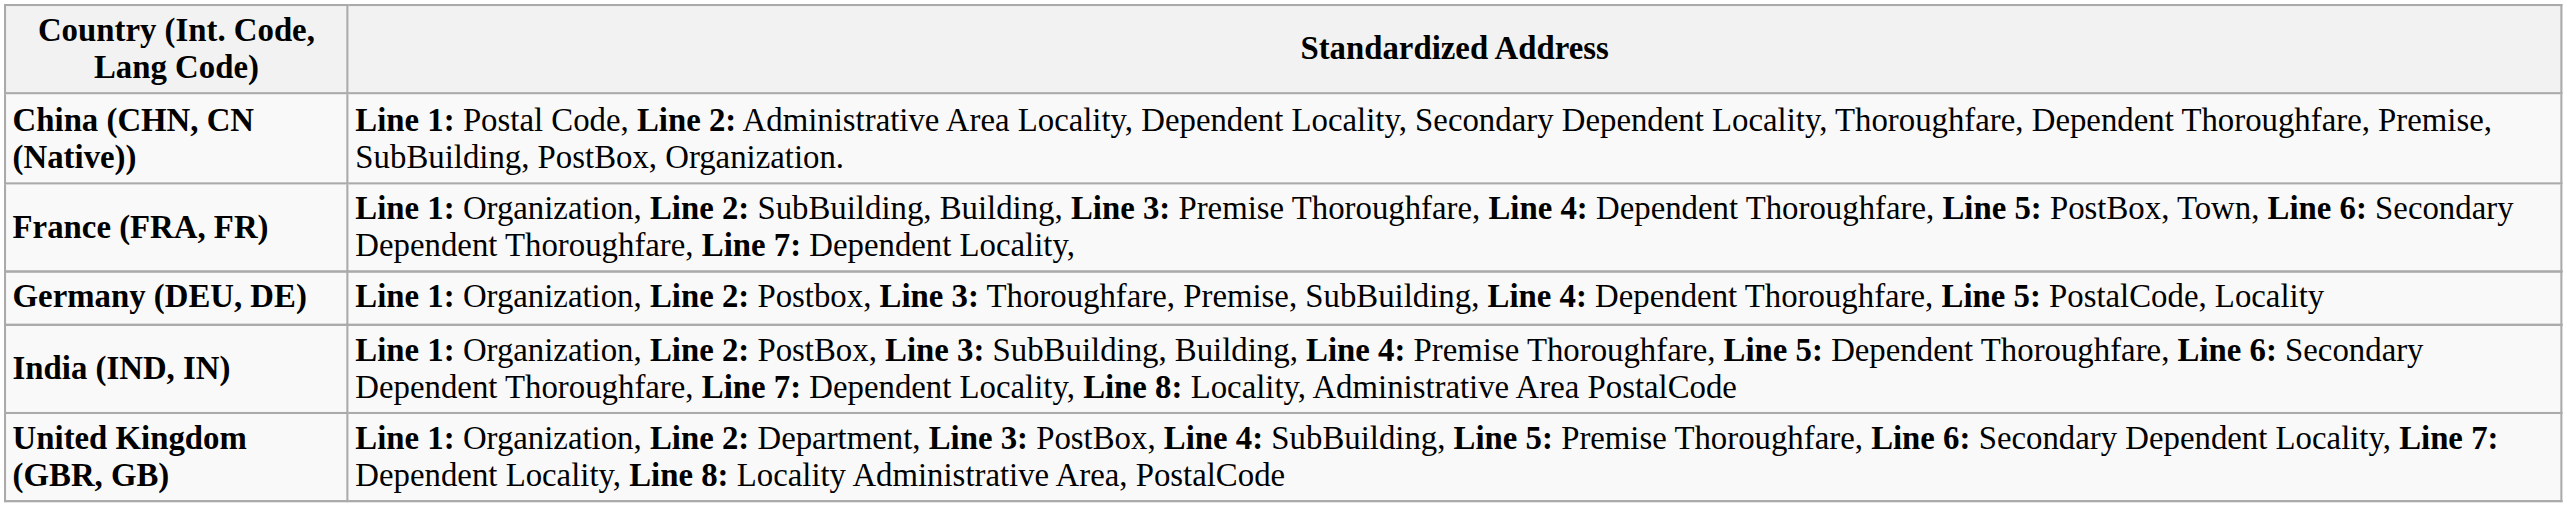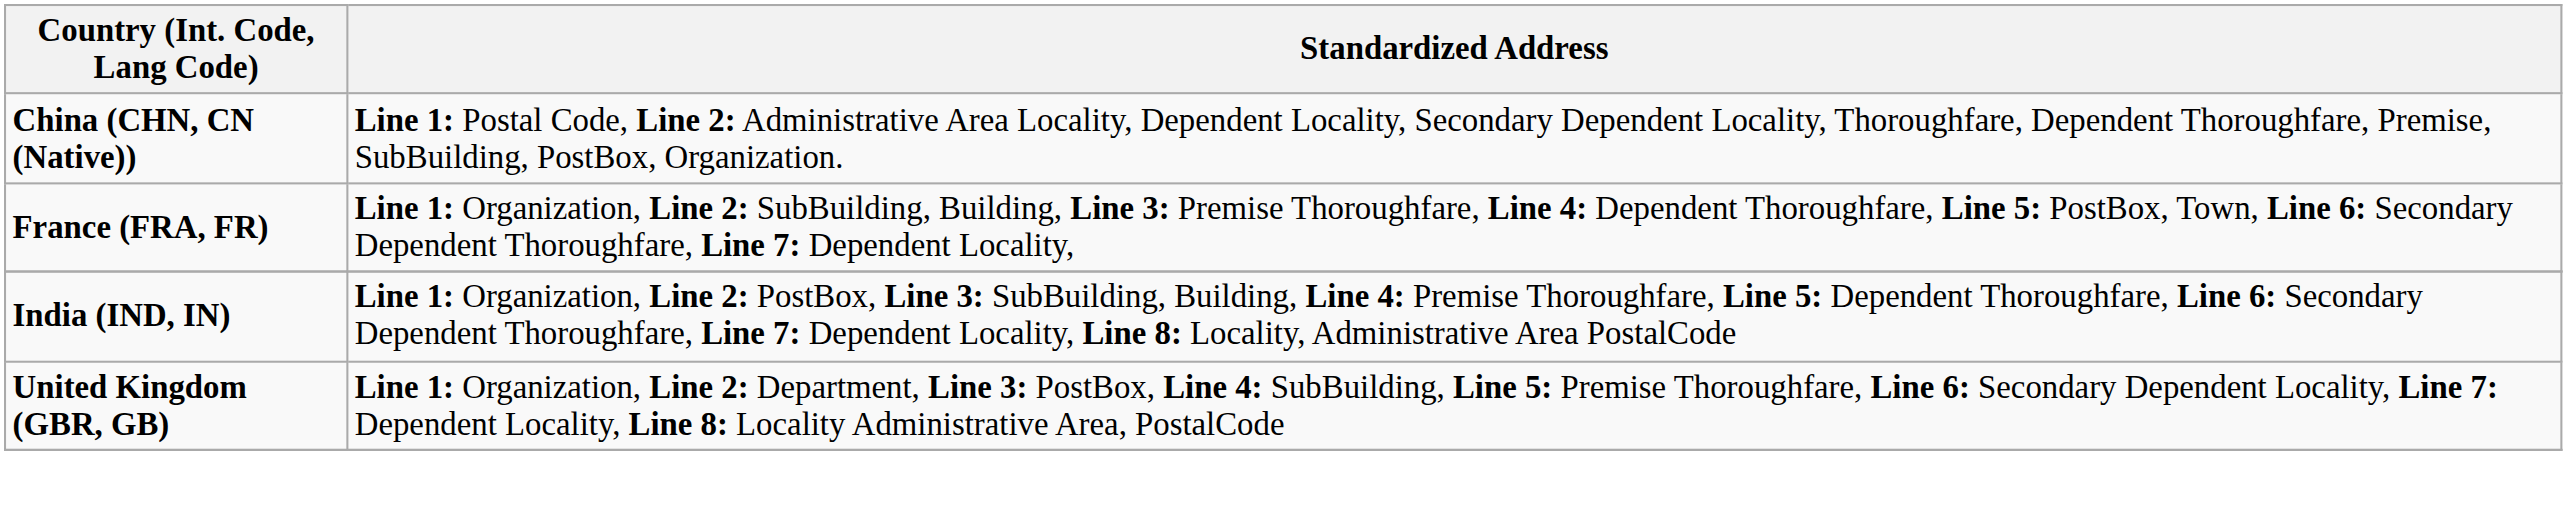- row: (160, 297)
